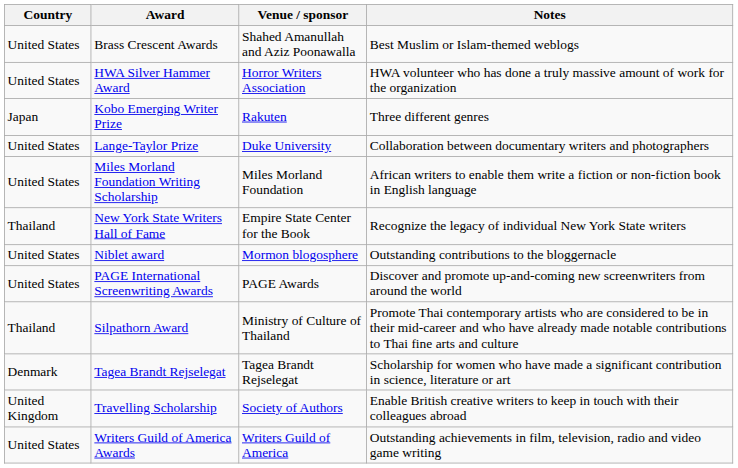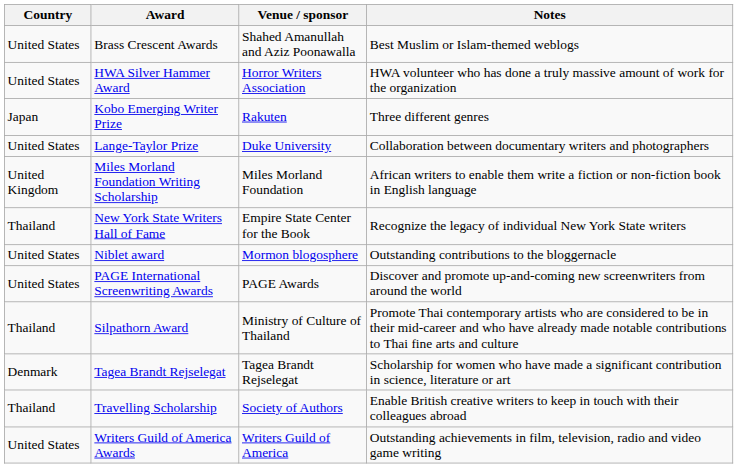(44, 182) United States -> (33, 182) United Kingdom
(33, 408) United Kingdom -> (31, 408) Thailand
